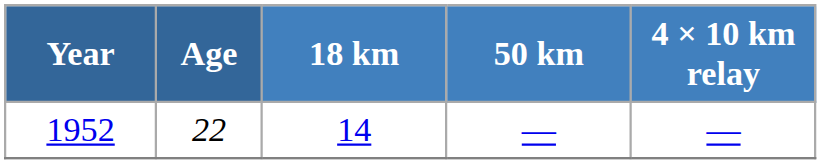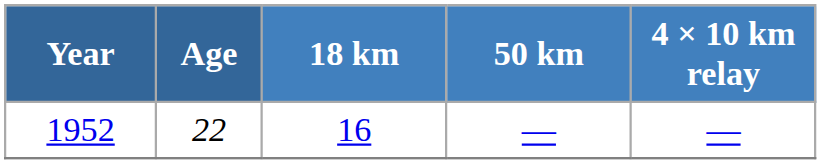(354, 129) 14 -> (354, 129) 16
